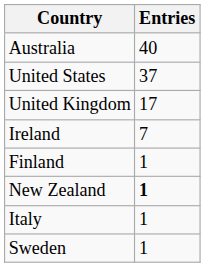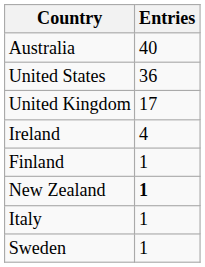(148, 76) 37 -> (148, 76) 36
(144, 133) 7 -> (144, 133) 4
